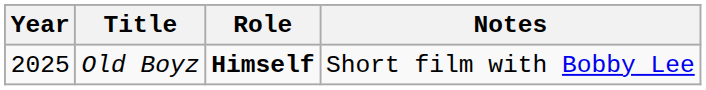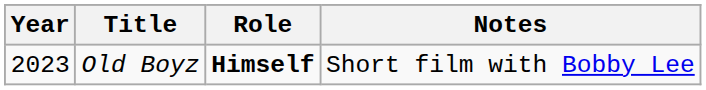(40, 65) 2025 -> (40, 65) 2023
